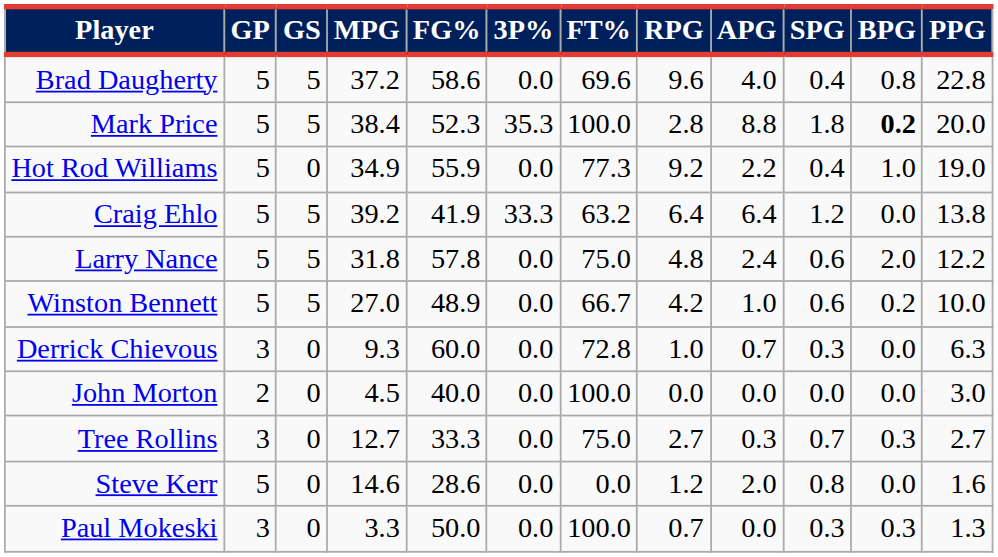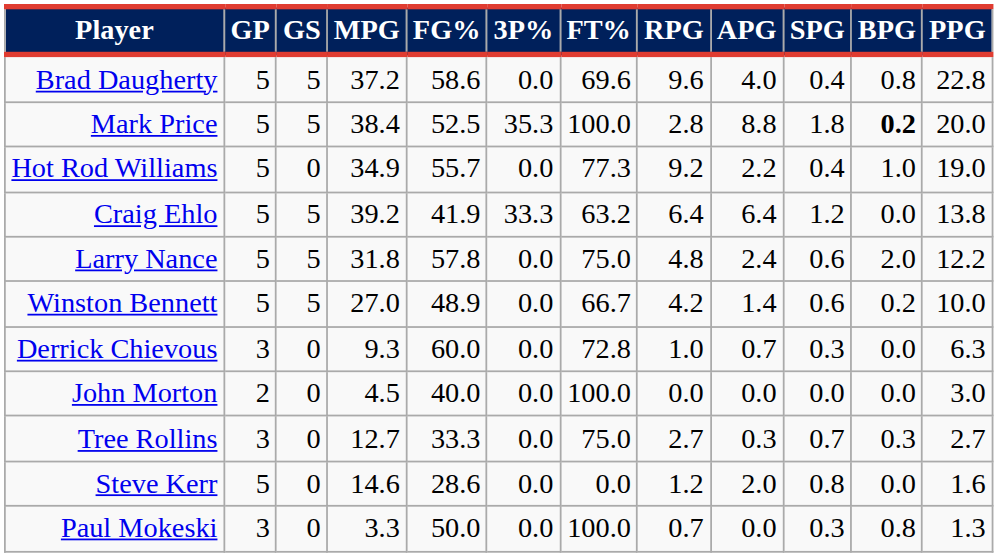(456, 123) 52.3 -> (456, 123) 52.5
(456, 168) 55.9 -> (456, 168) 55.7
(759, 303) 1.0 -> (759, 303) 1.4
(898, 528) 0.3 -> (898, 528) 0.8
